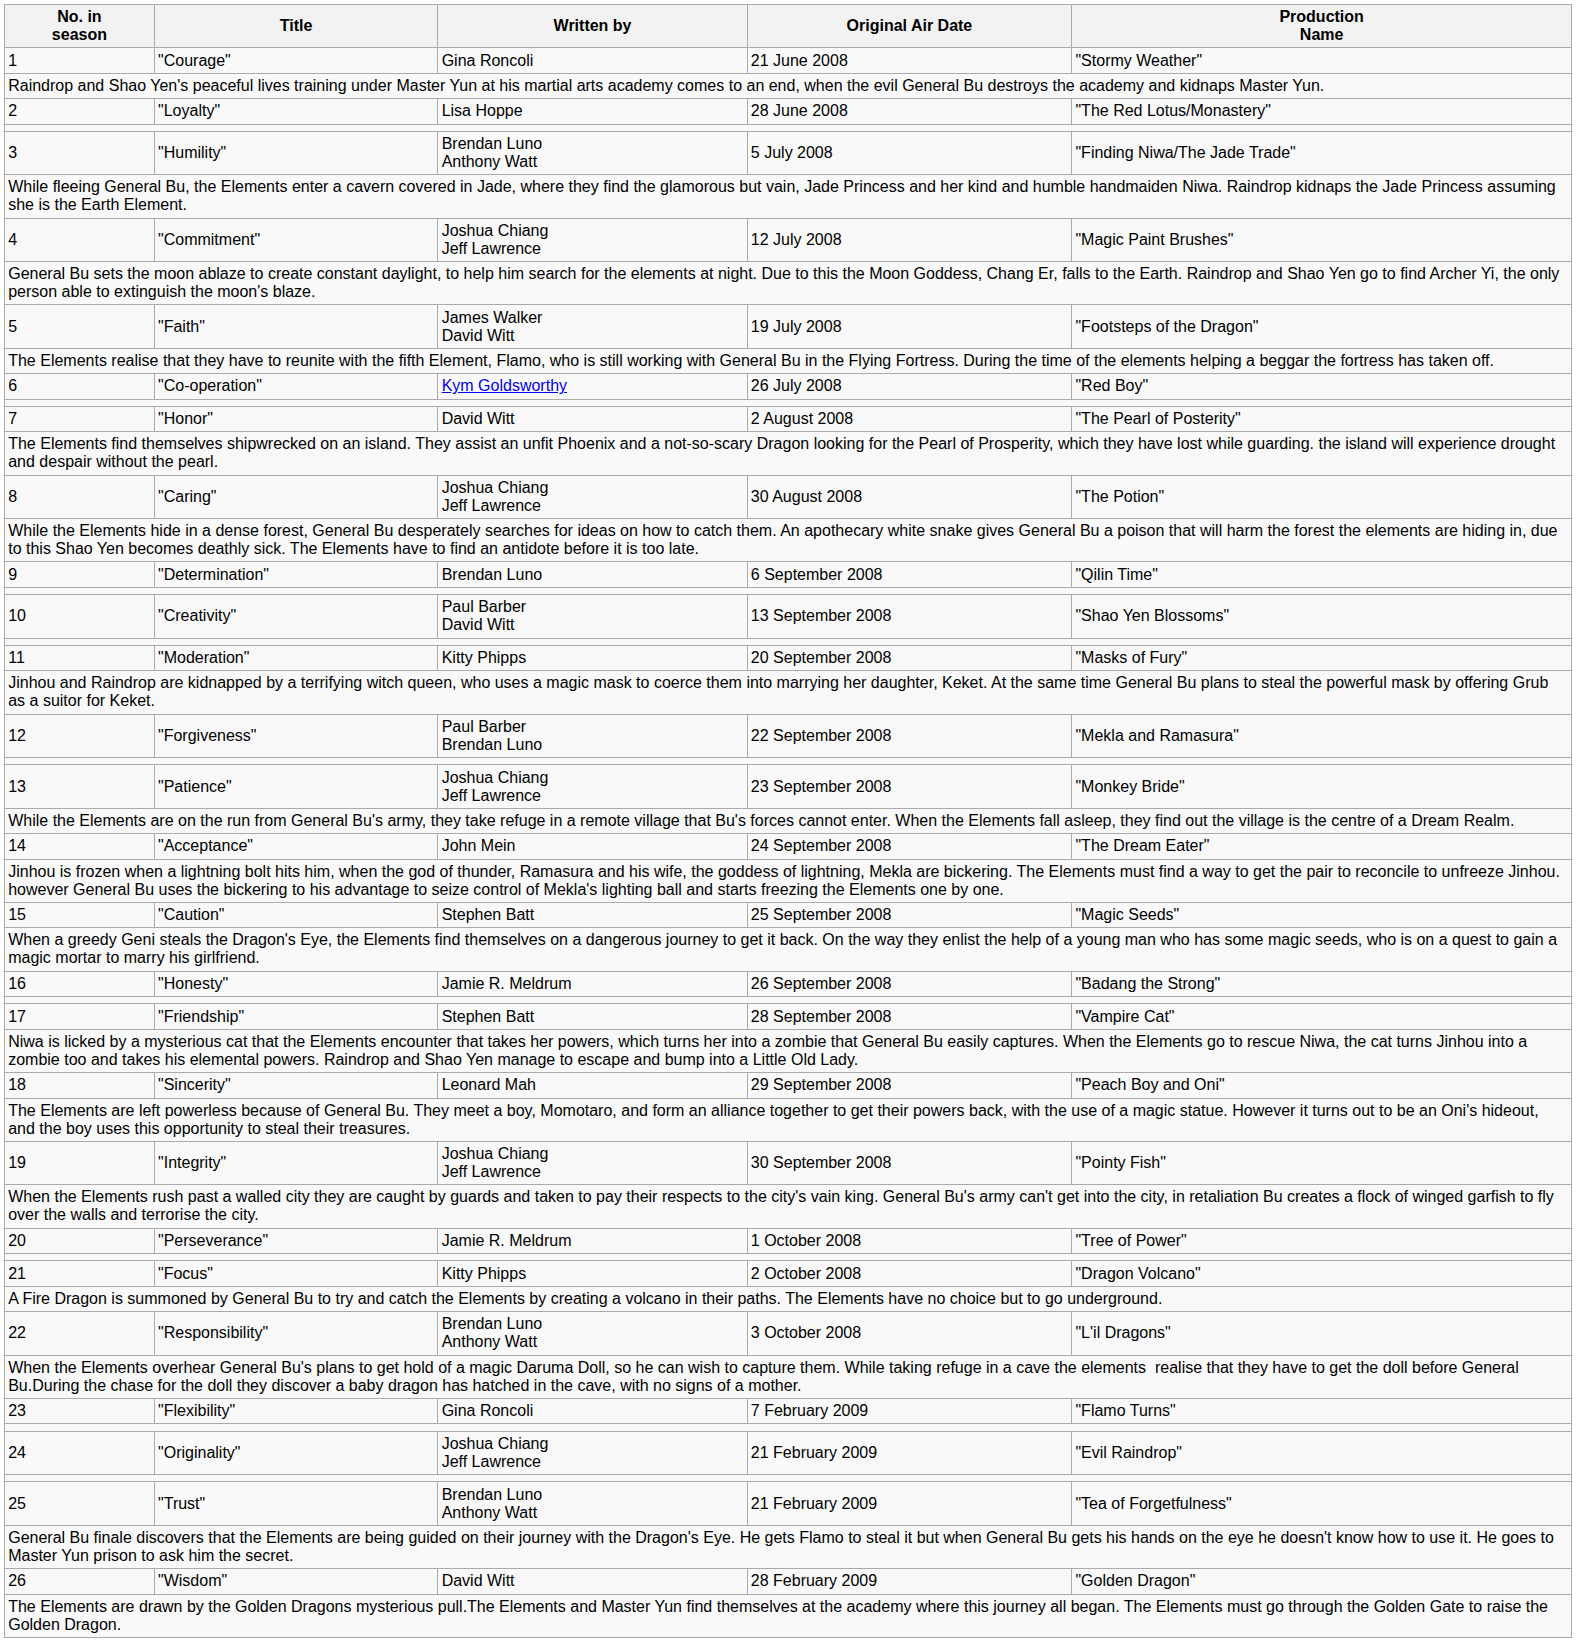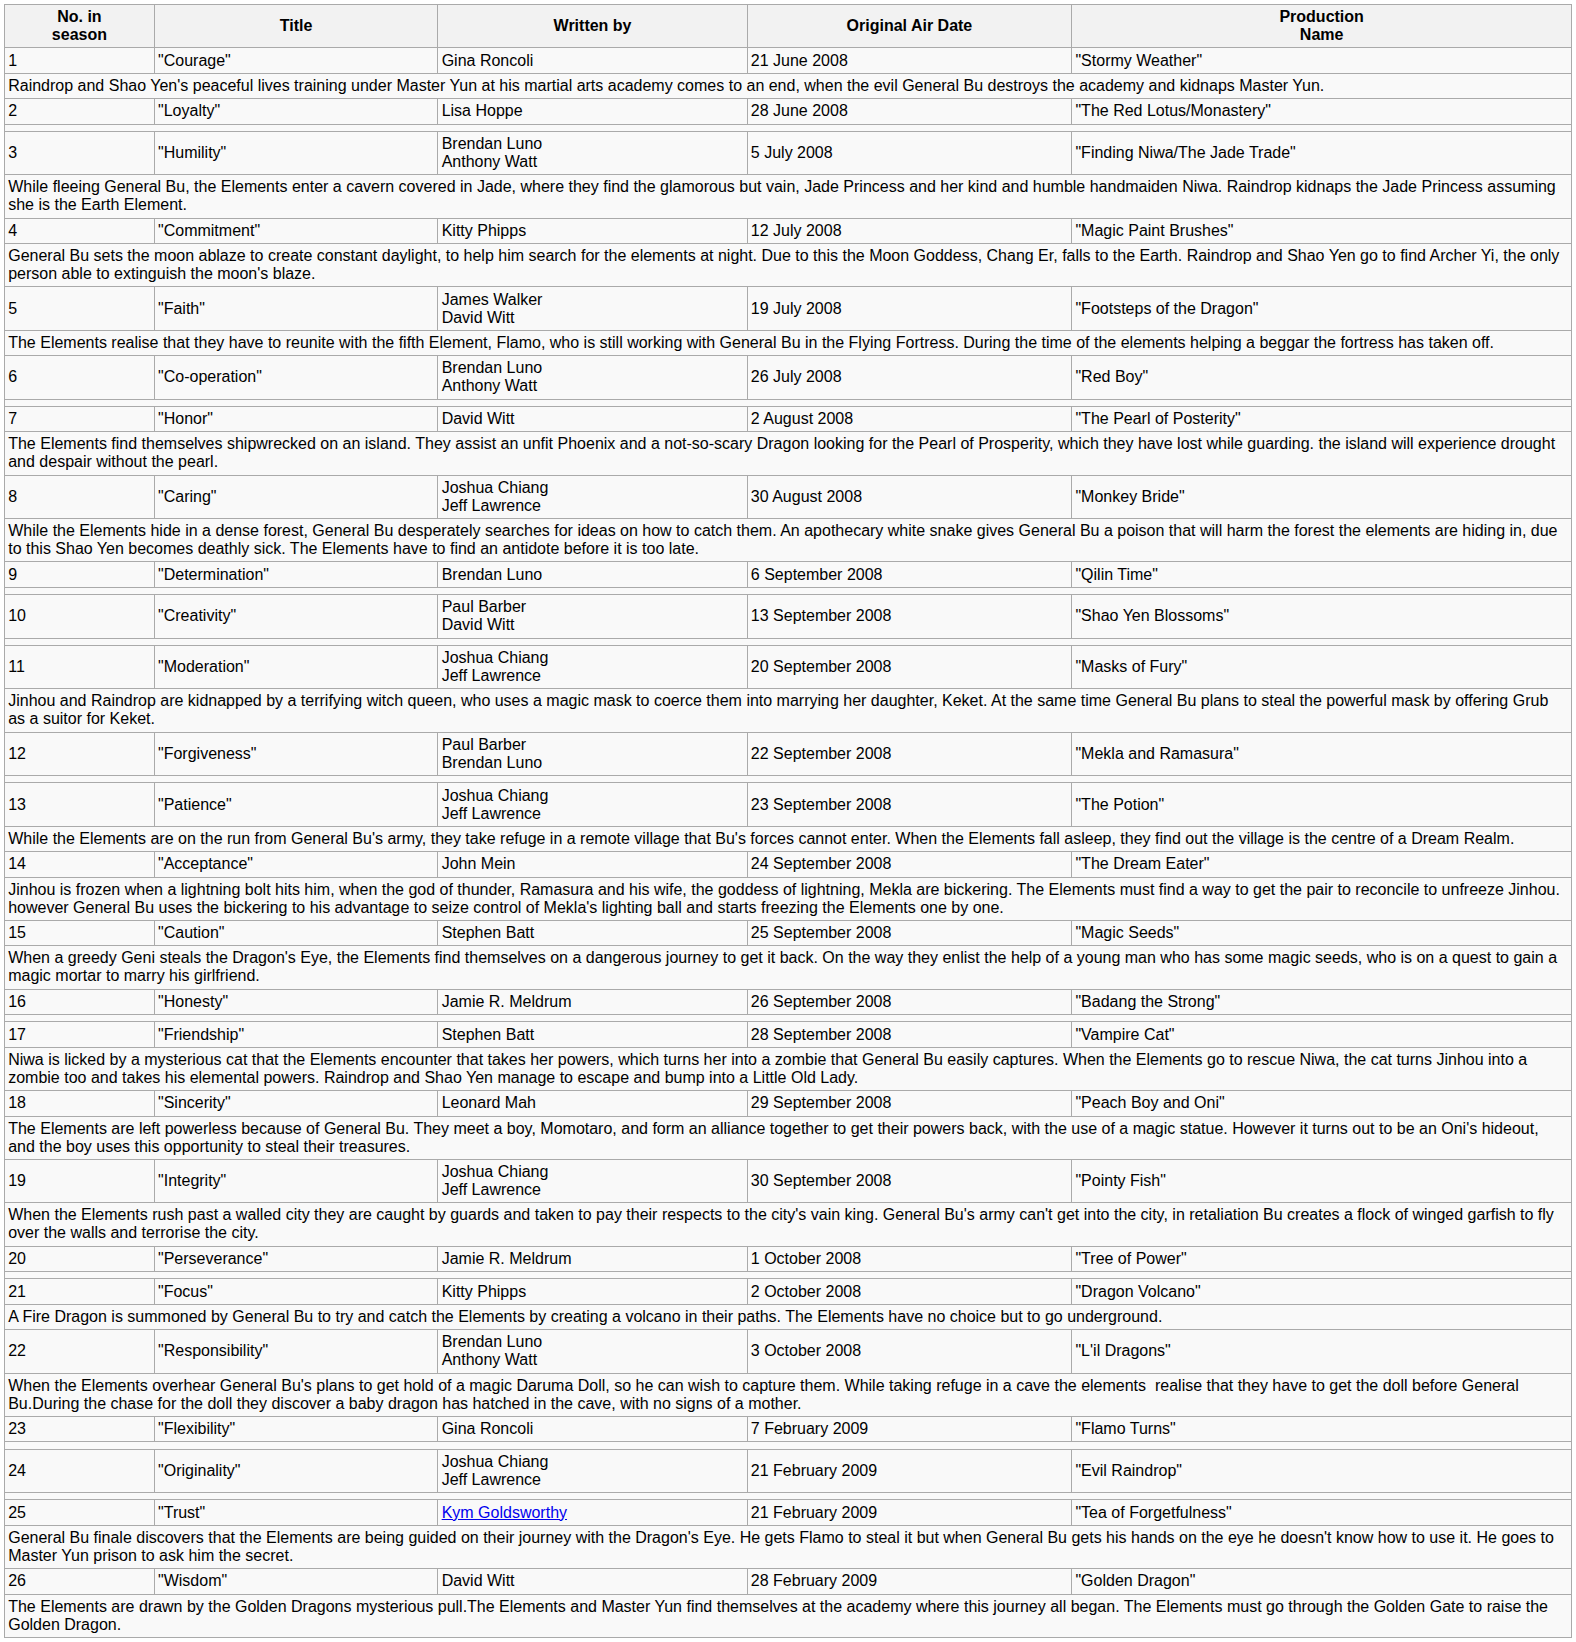(495, 239) Joshua Chiang Jeff Lawrence -> (484, 230) Kitty Phipps
(504, 386) Kym Goldsworthy -> (492, 377) Brendan Luno Anthony Watt
(1120, 496) "The Potion" -> (1130, 496) "Monkey Bride"
(484, 658) Kitty Phipps -> (495, 667) Joshua Chiang Jeff Lawrence
(1130, 786) "Monkey Bride" -> (1120, 804) "The Potion"
(492, 1503) Brendan Luno Anthony Watt -> (504, 1512) Kym Goldsworthy
